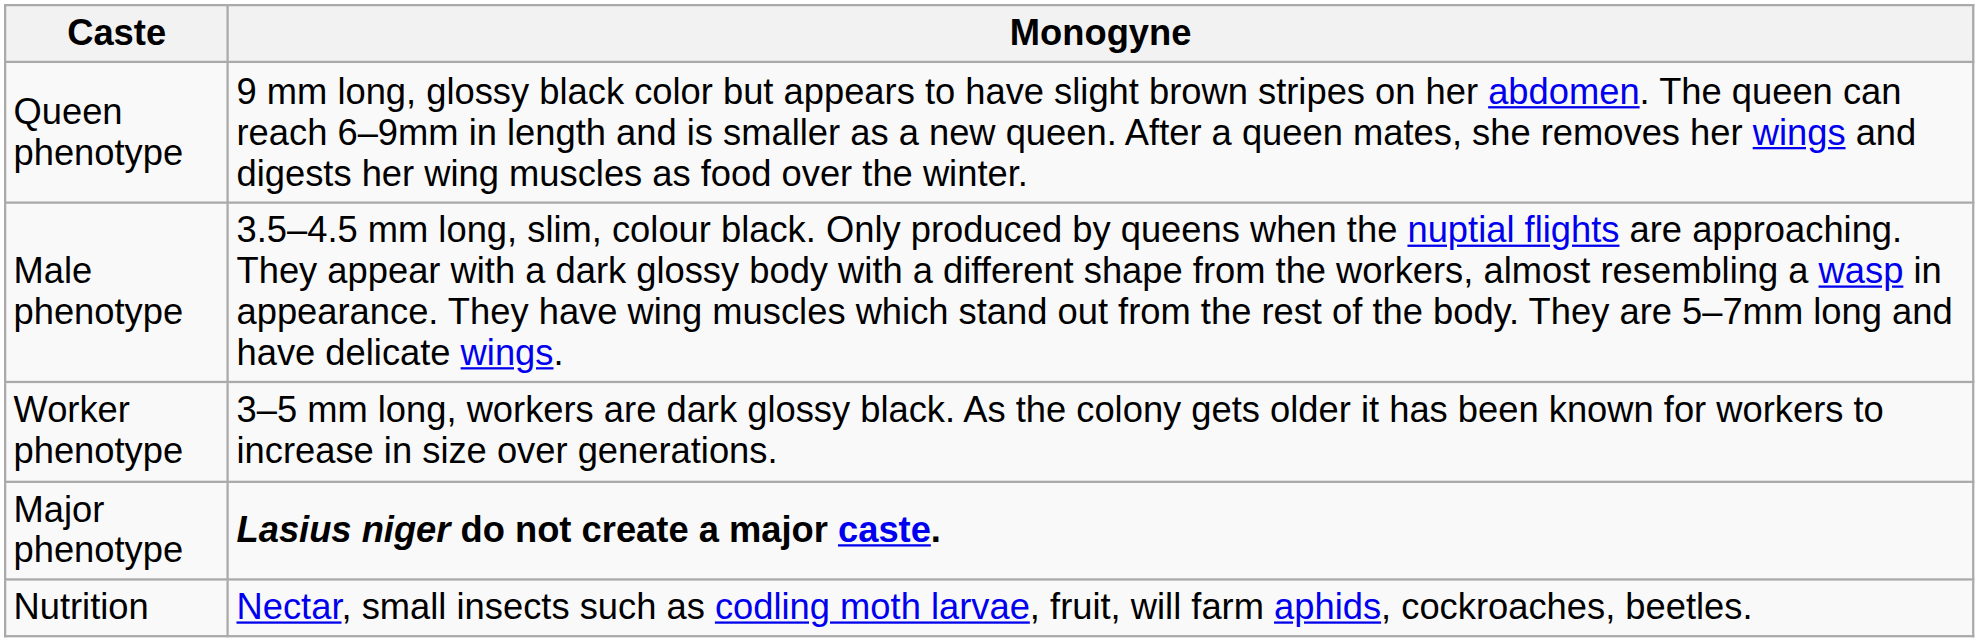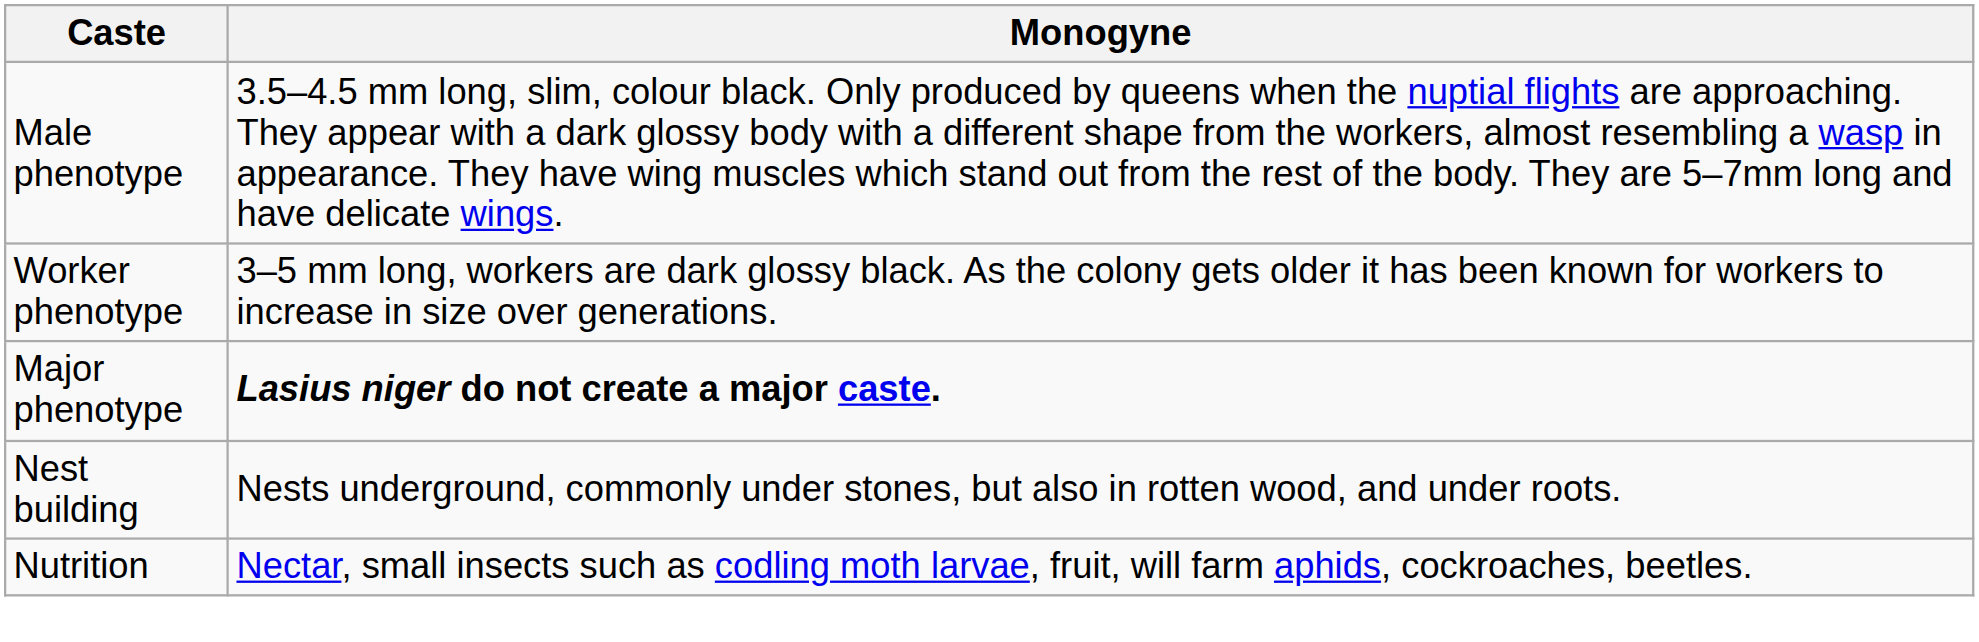- row: (98, 131)
+ row: (76, 488)
